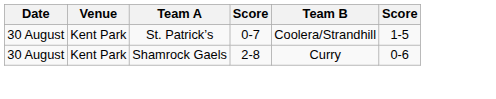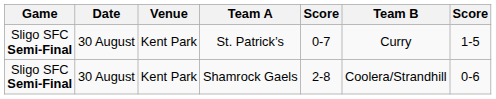+ column: (40, 14)
(325, 34) Coolera/Strandhill -> (396, 42) Curry
(325, 55) Curry -> (396, 76) Coolera/Strandhill
